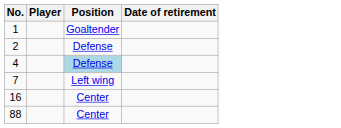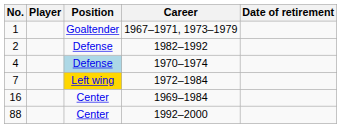+ column: (181, 13)
(93, 81) no background -> (93, 81) gold background
